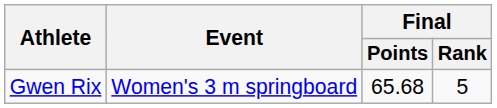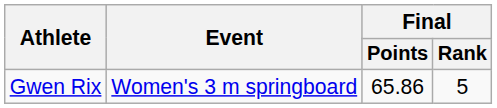(398, 87) 65.68 -> (398, 87) 65.86
